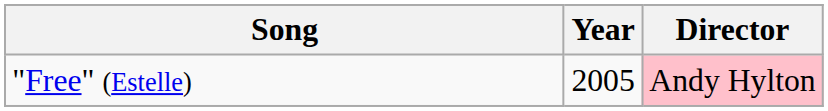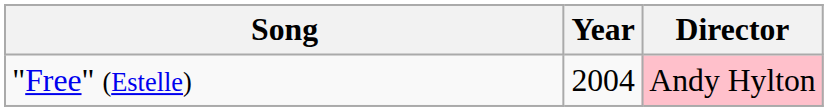(603, 79) 2005 -> (603, 79) 2004
